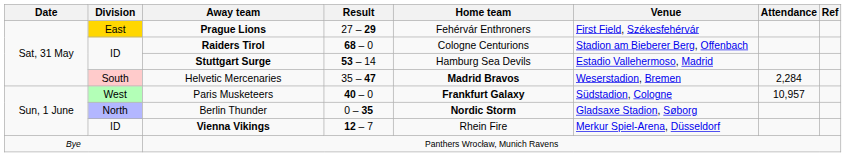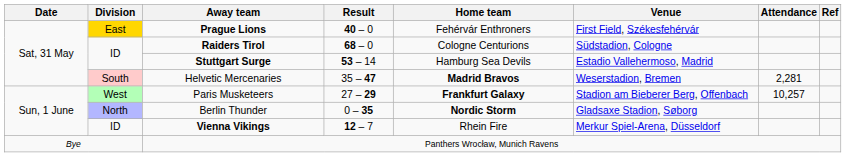(359, 29) 27 – 29 -> (359, 29) 40 – 0
(662, 45) Stadion am Bieberer Berg, Offenbach -> (624, 45) Südstadion, Cologne
(789, 78) 2,284 -> (789, 78) 2,281
(359, 95) 40 – 0 -> (359, 95) 27 – 29
(624, 95) Südstadion, Cologne -> (662, 95) Stadion am Bieberer Berg, Offenbach
(789, 95) 10,957 -> (789, 95) 10,257
